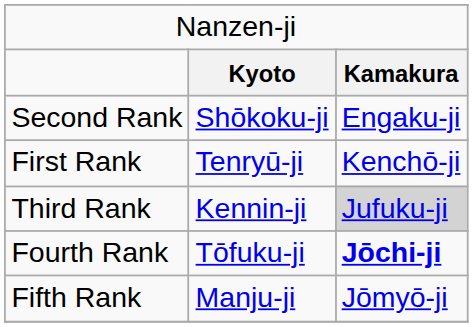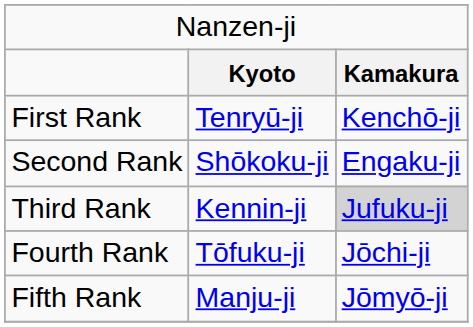rows swapped: (76, 162) <-> (97, 117)
(392, 252) bold -> (386, 252) normal
